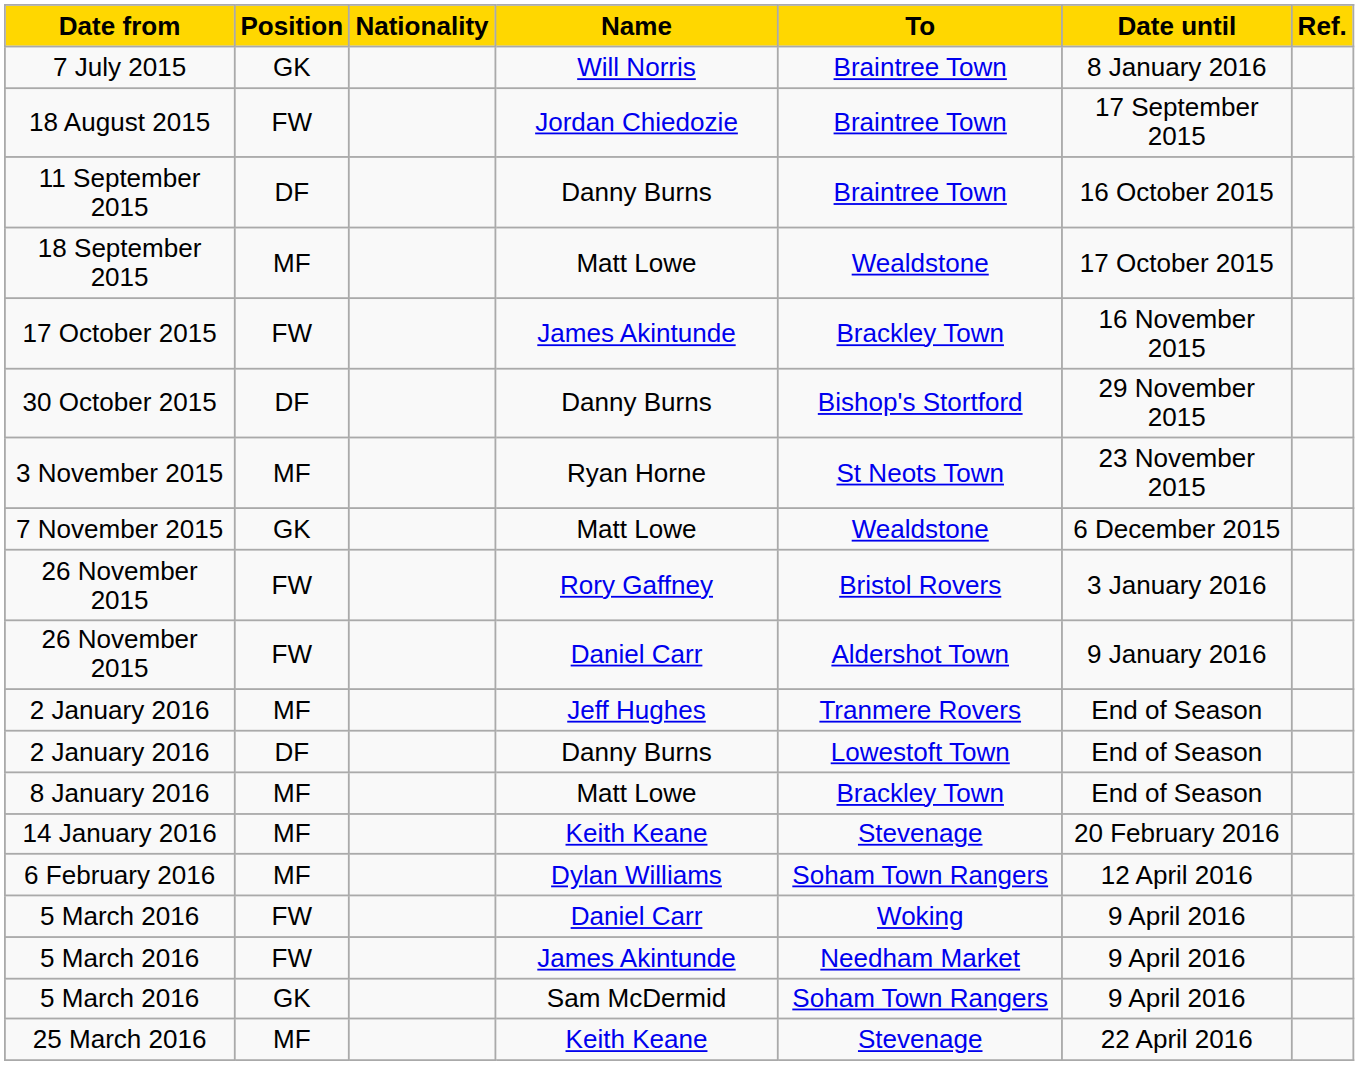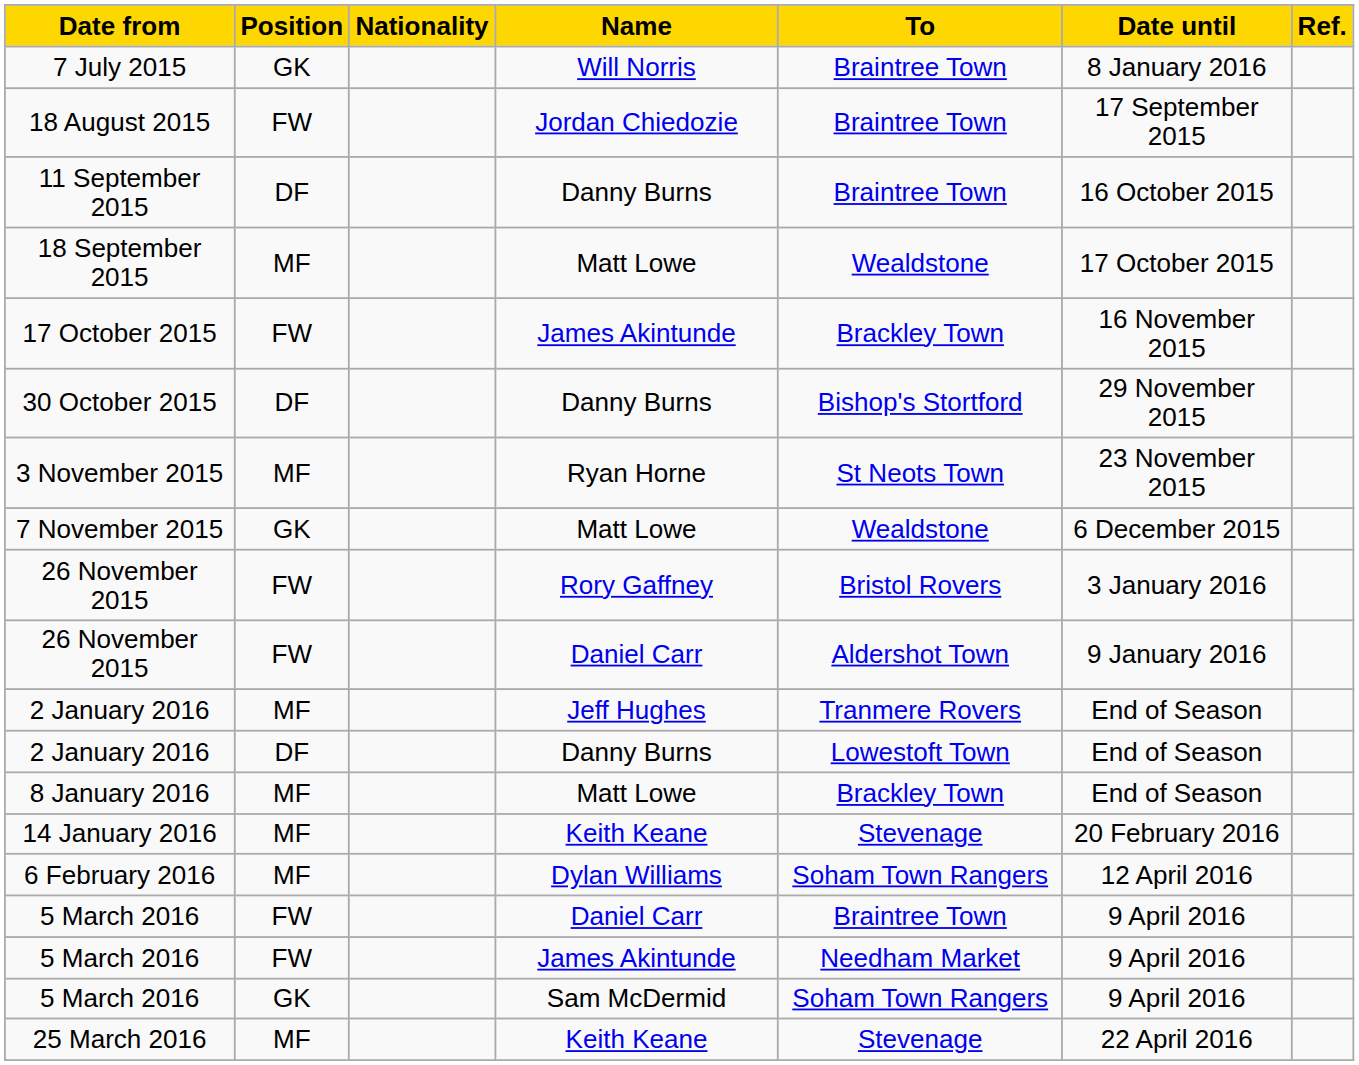(920, 916) Woking -> (920, 916) Braintree Town
